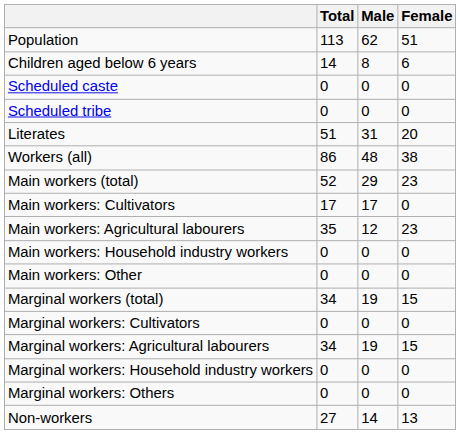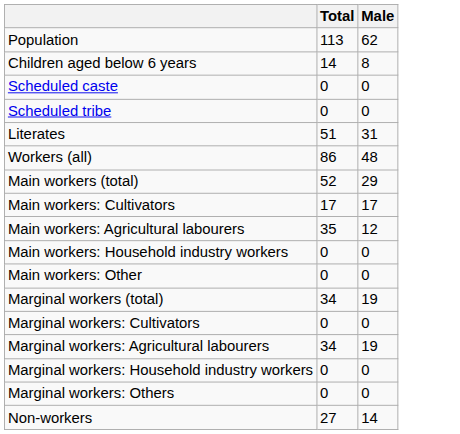- column: (427, 16)
